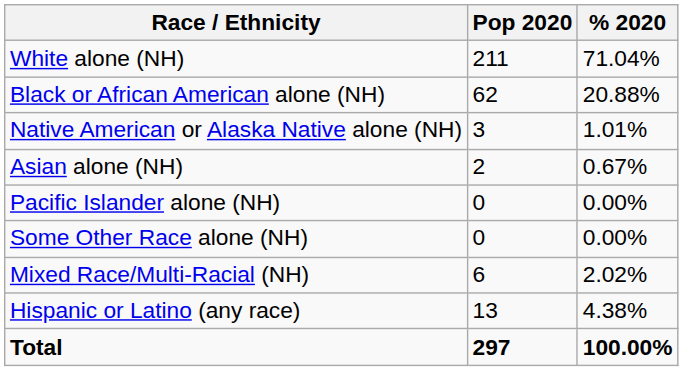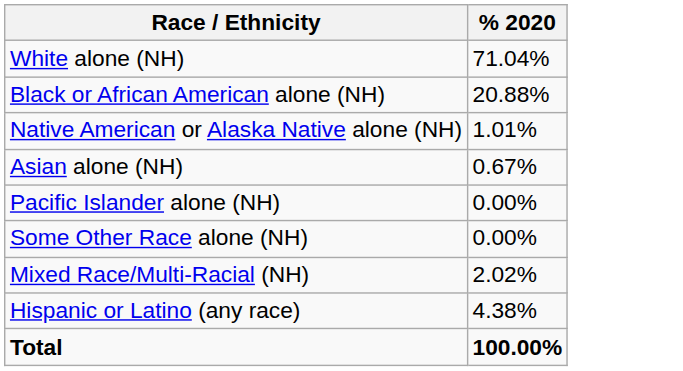- column: (522, 22)
